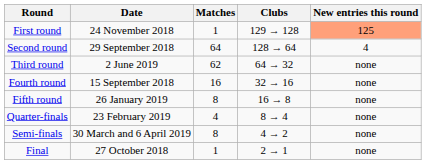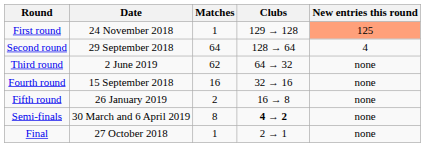(215, 99) 8 -> (215, 99) 2
- row: (37, 116)
(274, 133) normal -> (273, 116) bold
